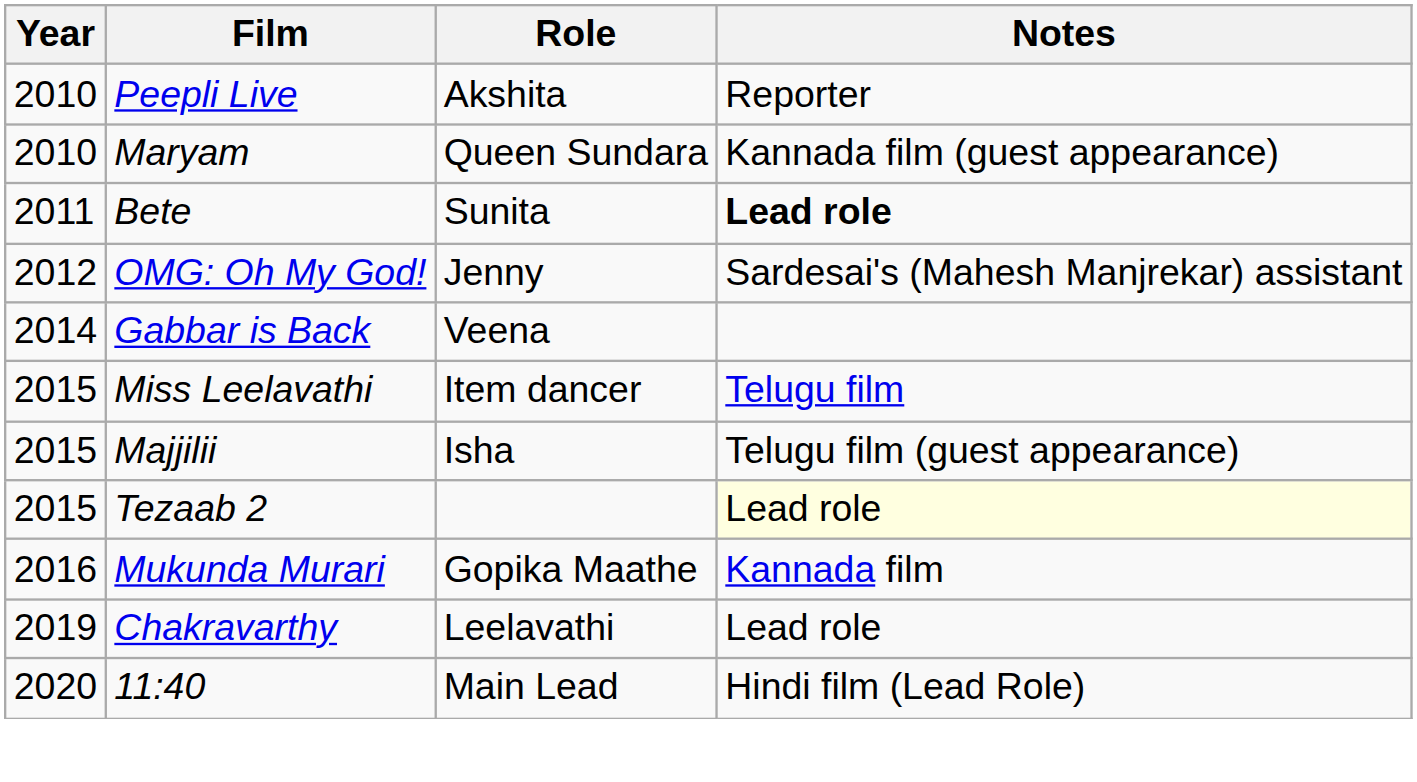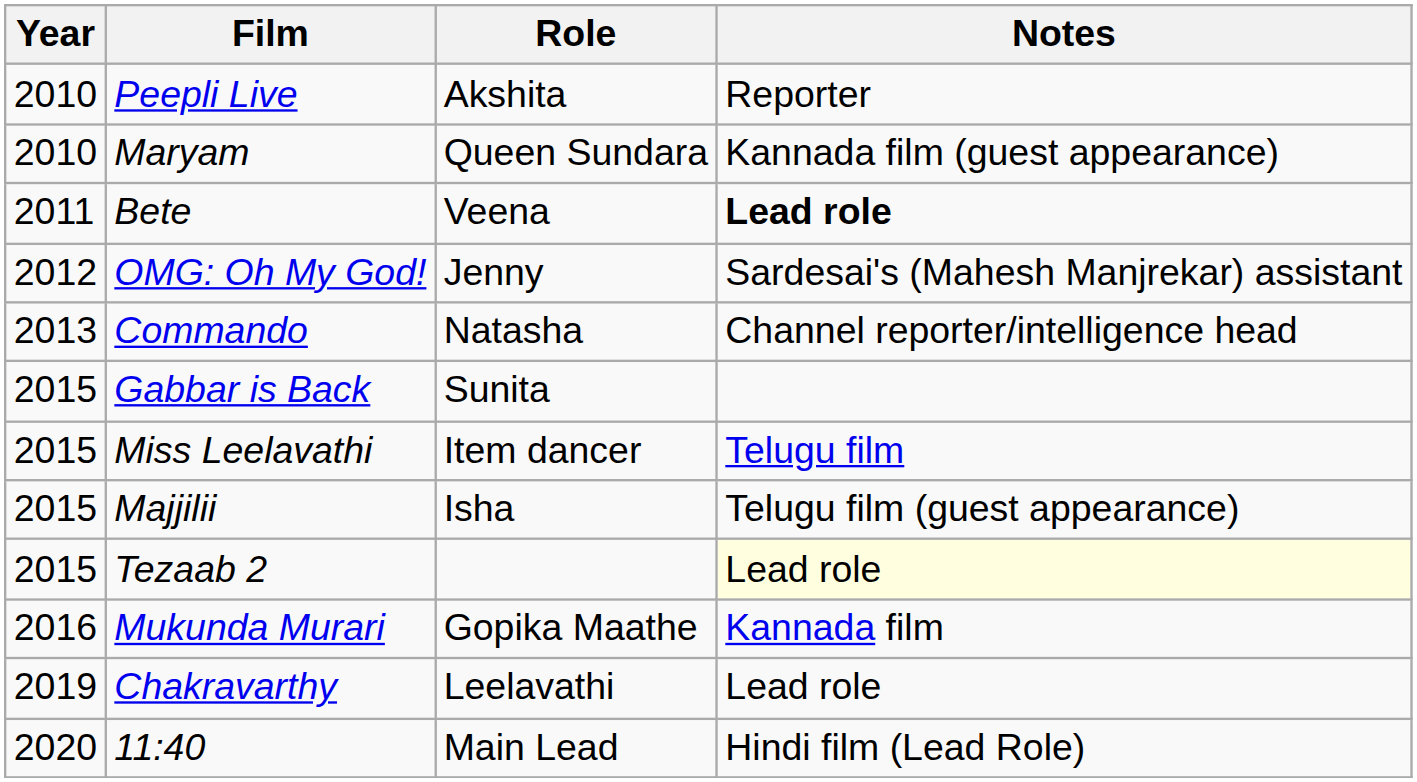(497, 212) Sunita -> (497, 212) Veena
+ row: (211, 331)
(55, 331) 2014 -> (55, 390) 2015
(497, 331) Veena -> (497, 390) Sunita
